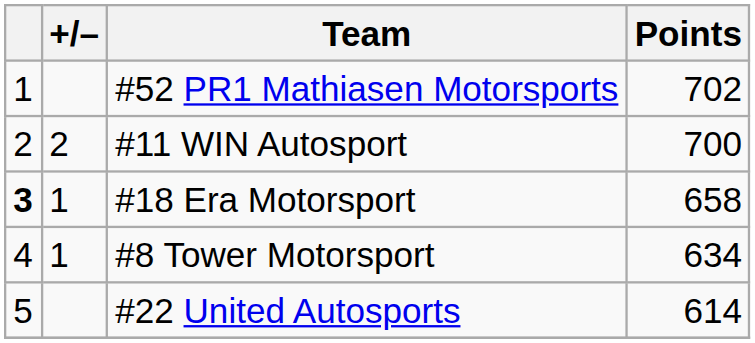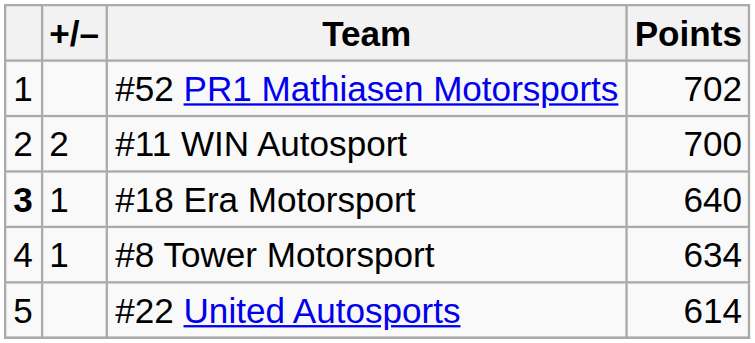(713, 200) 658 -> (713, 200) 640
